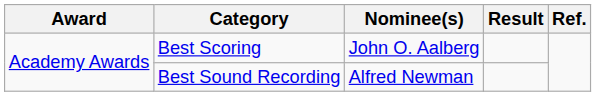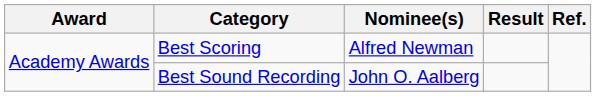(414, 47) John O. Aalberg -> (411, 47) Alfred Newman
(411, 76) Alfred Newman -> (414, 76) John O. Aalberg
